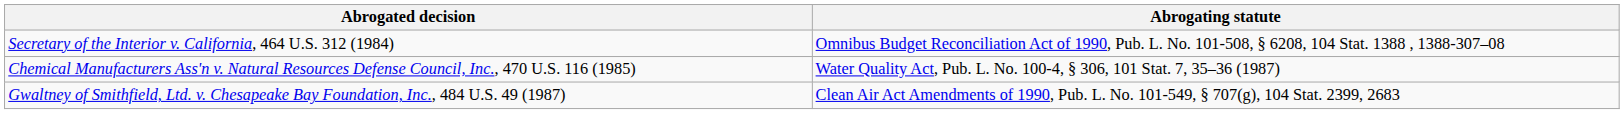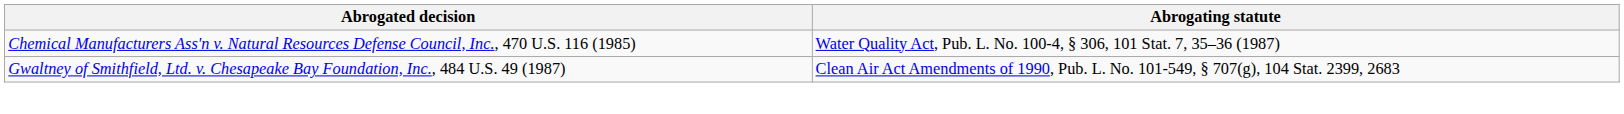- row: (201, 43)
